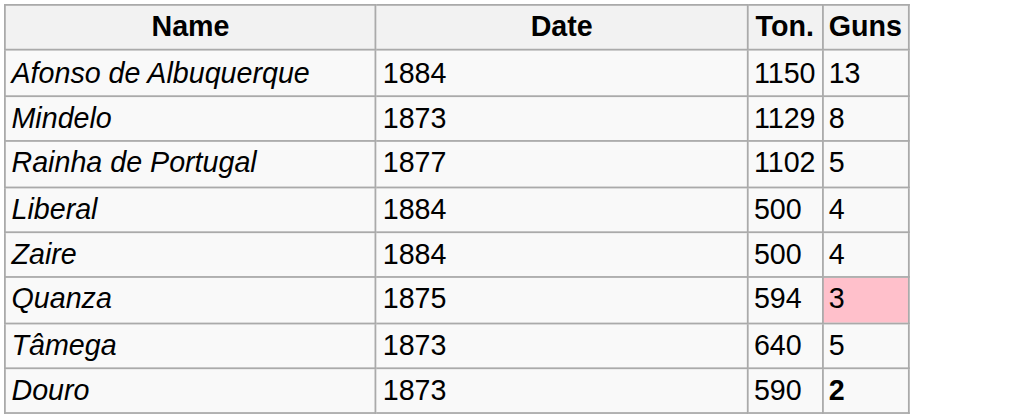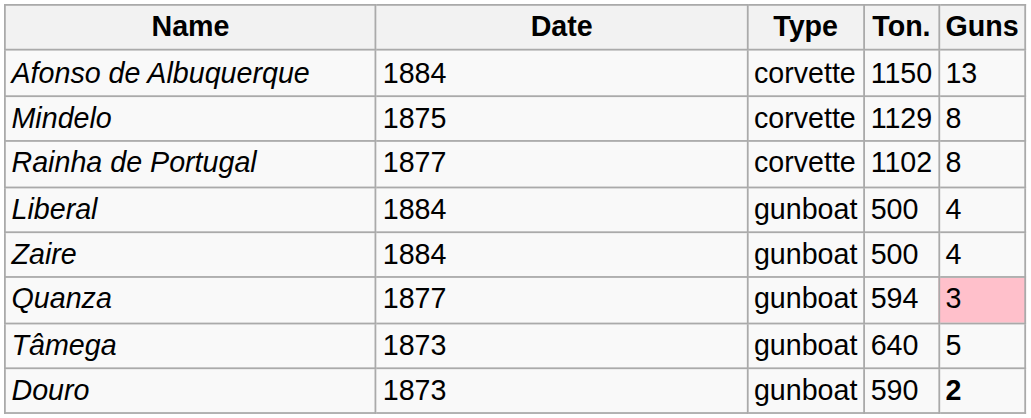+ column: (806, 27)
(415, 118) 1873 -> (415, 118) 1875
(837, 163) 5 -> (953, 163) 8
(415, 299) 1875 -> (415, 299) 1877
